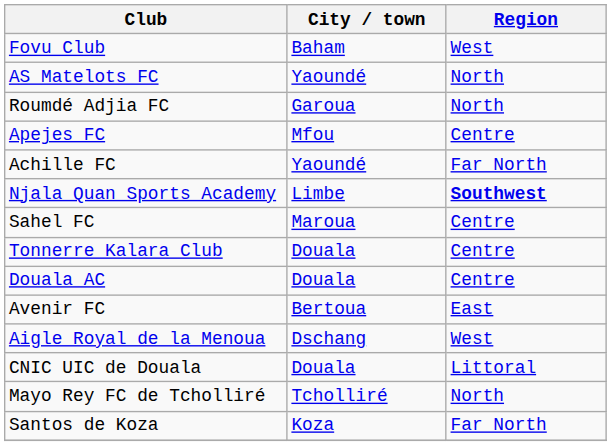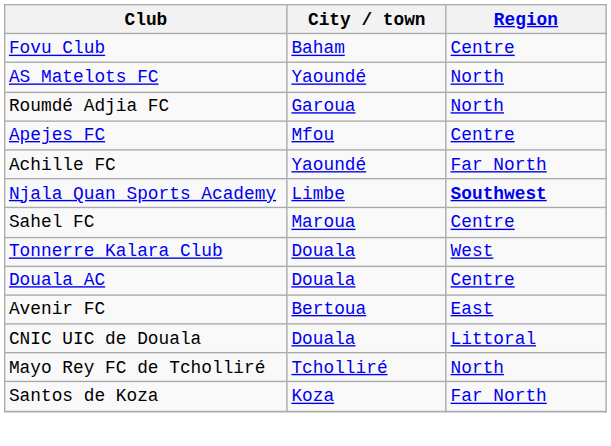(472, 48) West -> (483, 48) Centre
(483, 251) Centre -> (472, 251) West
- row: (137, 338)
